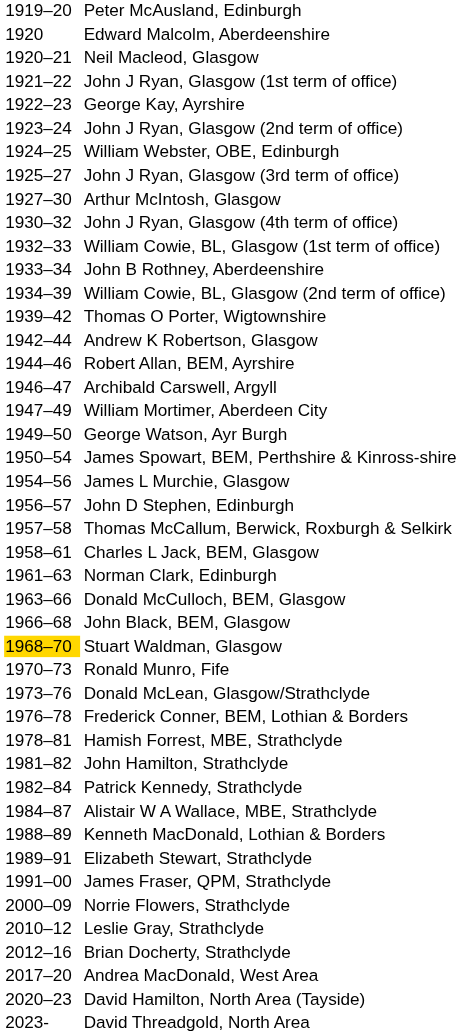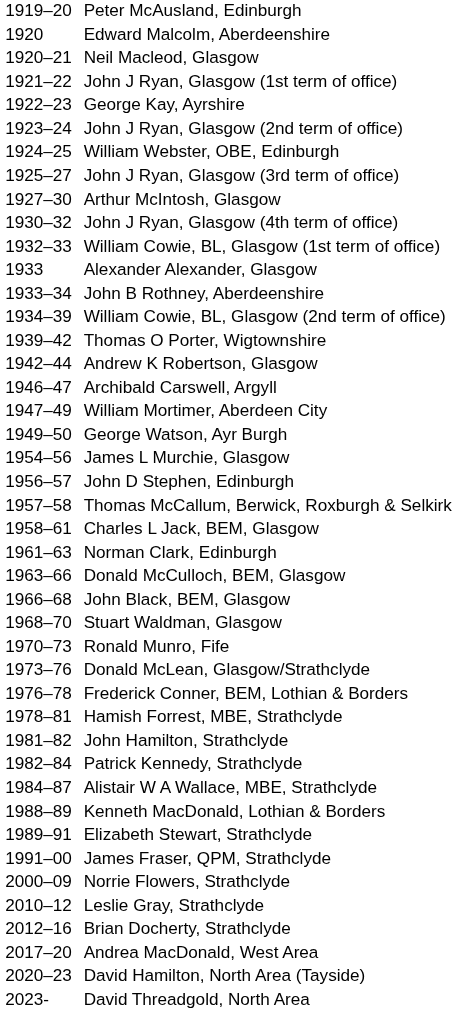+ row: (200, 269)
- row: (189, 363)
- row: (270, 458)
(39, 646) gold background -> (39, 622) no background
